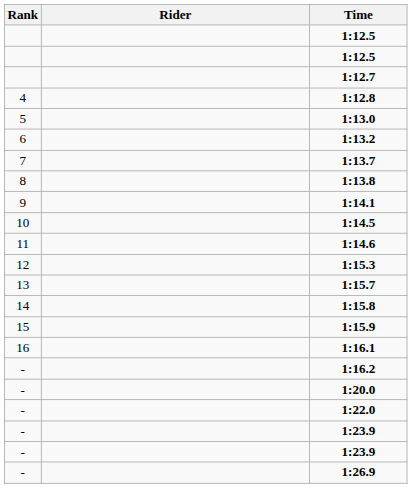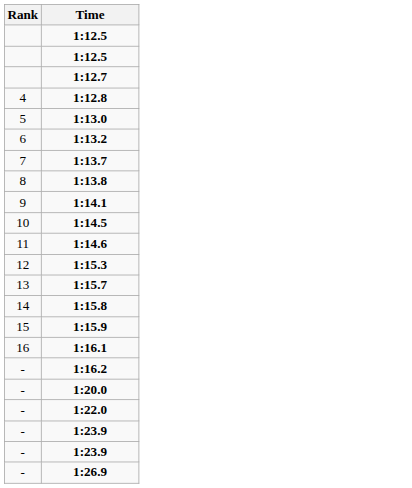- column: (175, 14)
